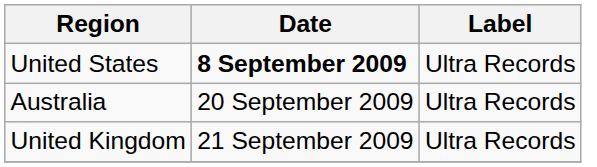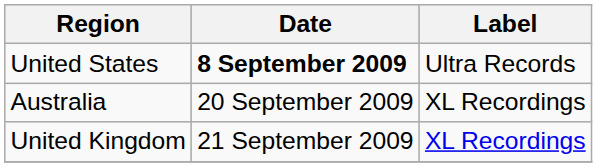(500, 102) Ultra Records -> (505, 102) XL Recordings
(500, 141) Ultra Records -> (505, 141) XL Recordings
